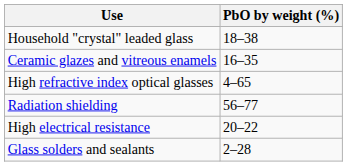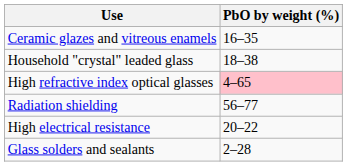rows swapped: (100, 37) <-> (112, 60)
(237, 82) no background -> (237, 82) pink background
